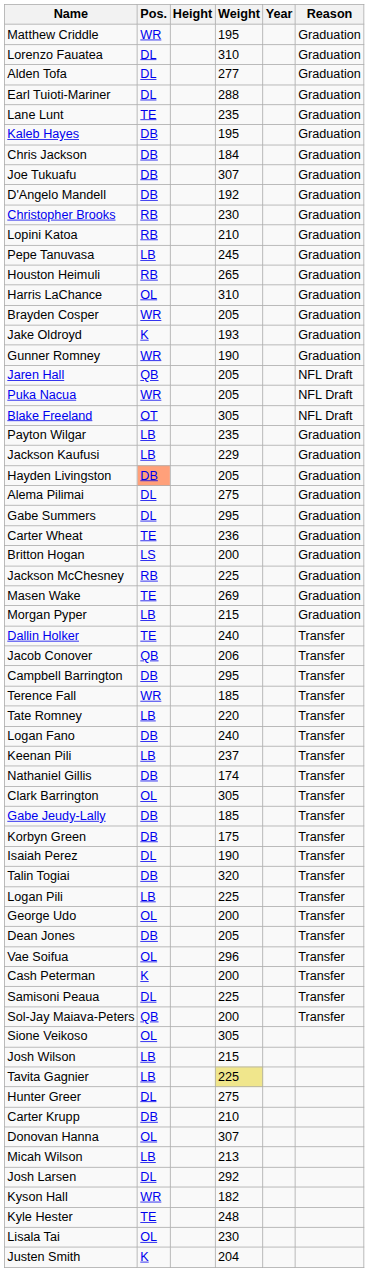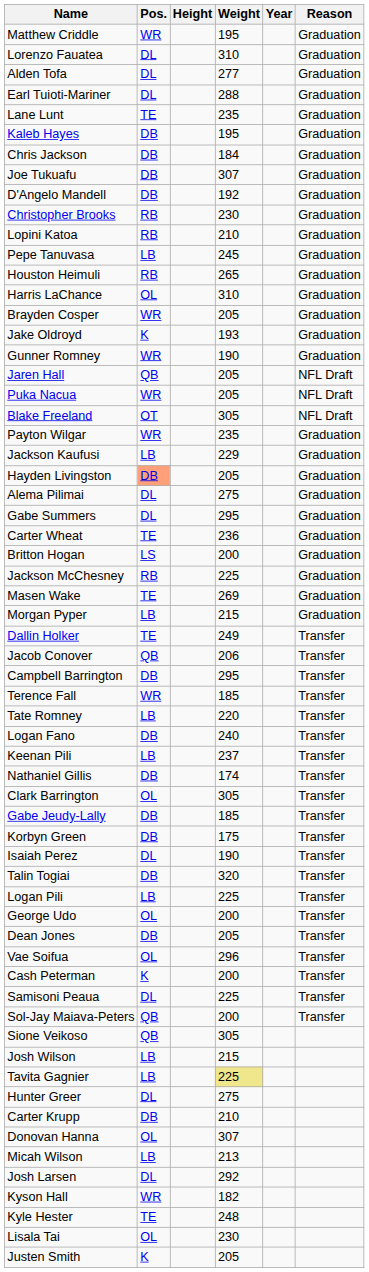(148, 435) LB -> (151, 435) WR
(229, 635) 240 -> (229, 635) 249
(149, 1036) OL -> (149, 1036) QB
(229, 1257) 204 -> (229, 1257) 205
